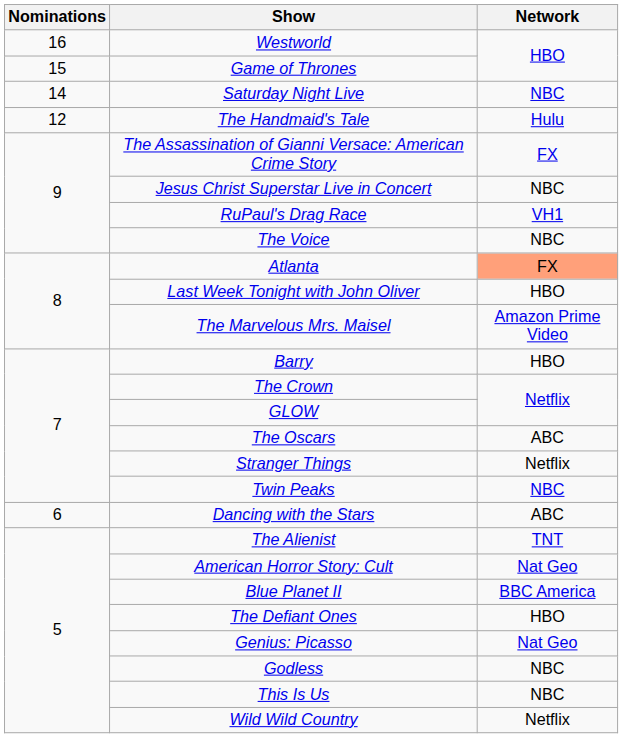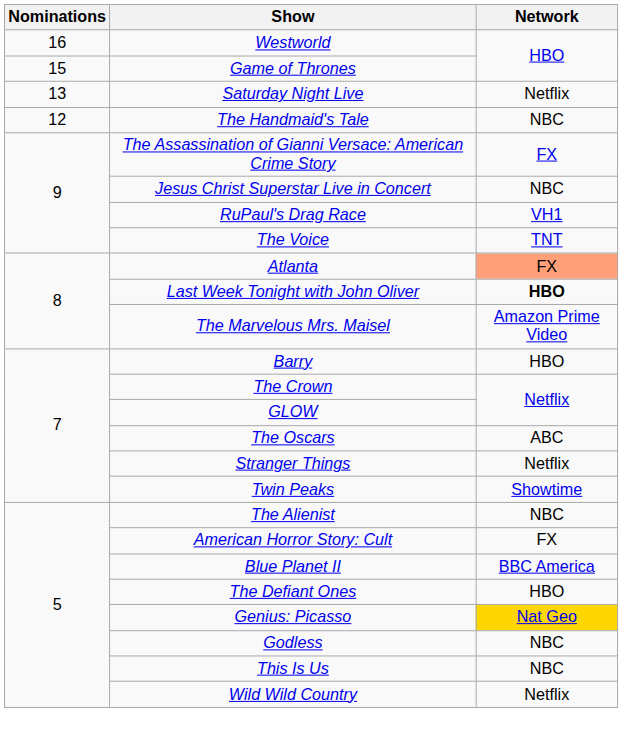(57, 94) 14 -> (57, 94) 13
(547, 94) NBC -> (547, 94) Netflix
(547, 119) Hulu -> (547, 119) NBC
(547, 240) NBC -> (547, 240) TNT
(547, 291) normal -> (547, 291) bold
(547, 489) NBC -> (547, 489) Showtime
- row: (294, 514)
(547, 540) TNT -> (547, 514) NBC
(547, 566) Nat Geo -> (547, 540) FX
(547, 643) no background -> (547, 617) gold background
